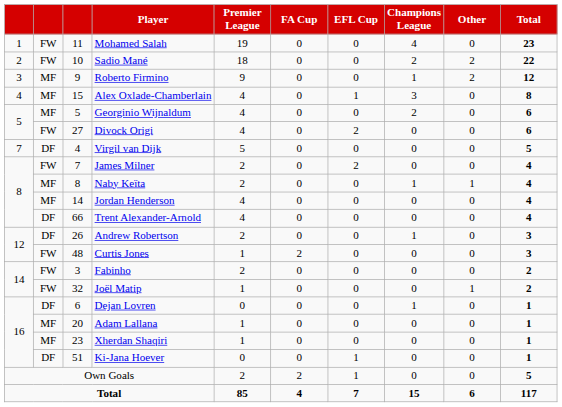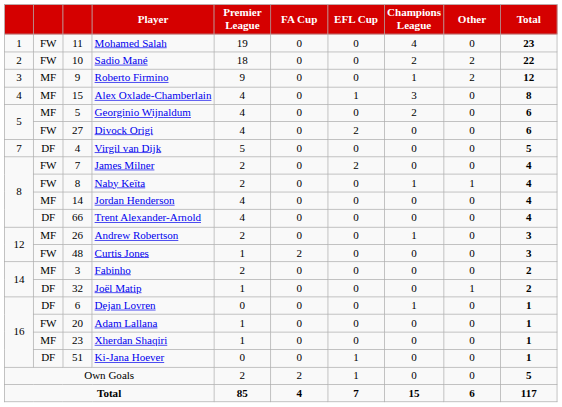(48, 183) MF -> (48, 183) FW
(48, 235) DF -> (48, 235) MF
(48, 270) FW -> (48, 270) MF
(48, 288) FW -> (48, 288) DF
(48, 323) MF -> (48, 323) FW
